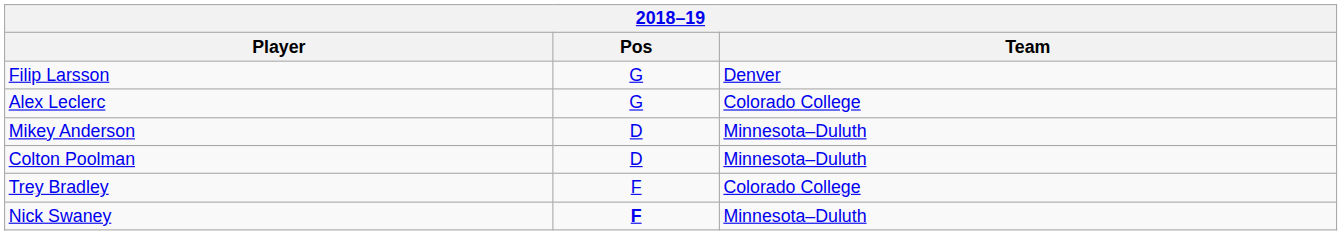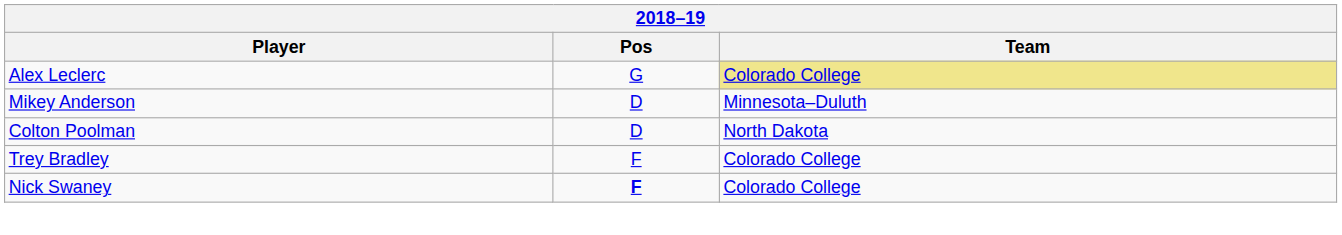- row: (59, 74)
(792, 103) no background -> (792, 74) khaki background
(795, 159) Minnesota–Duluth -> (776, 131) North Dakota
(795, 215) Minnesota–Duluth -> (792, 187) Colorado College
